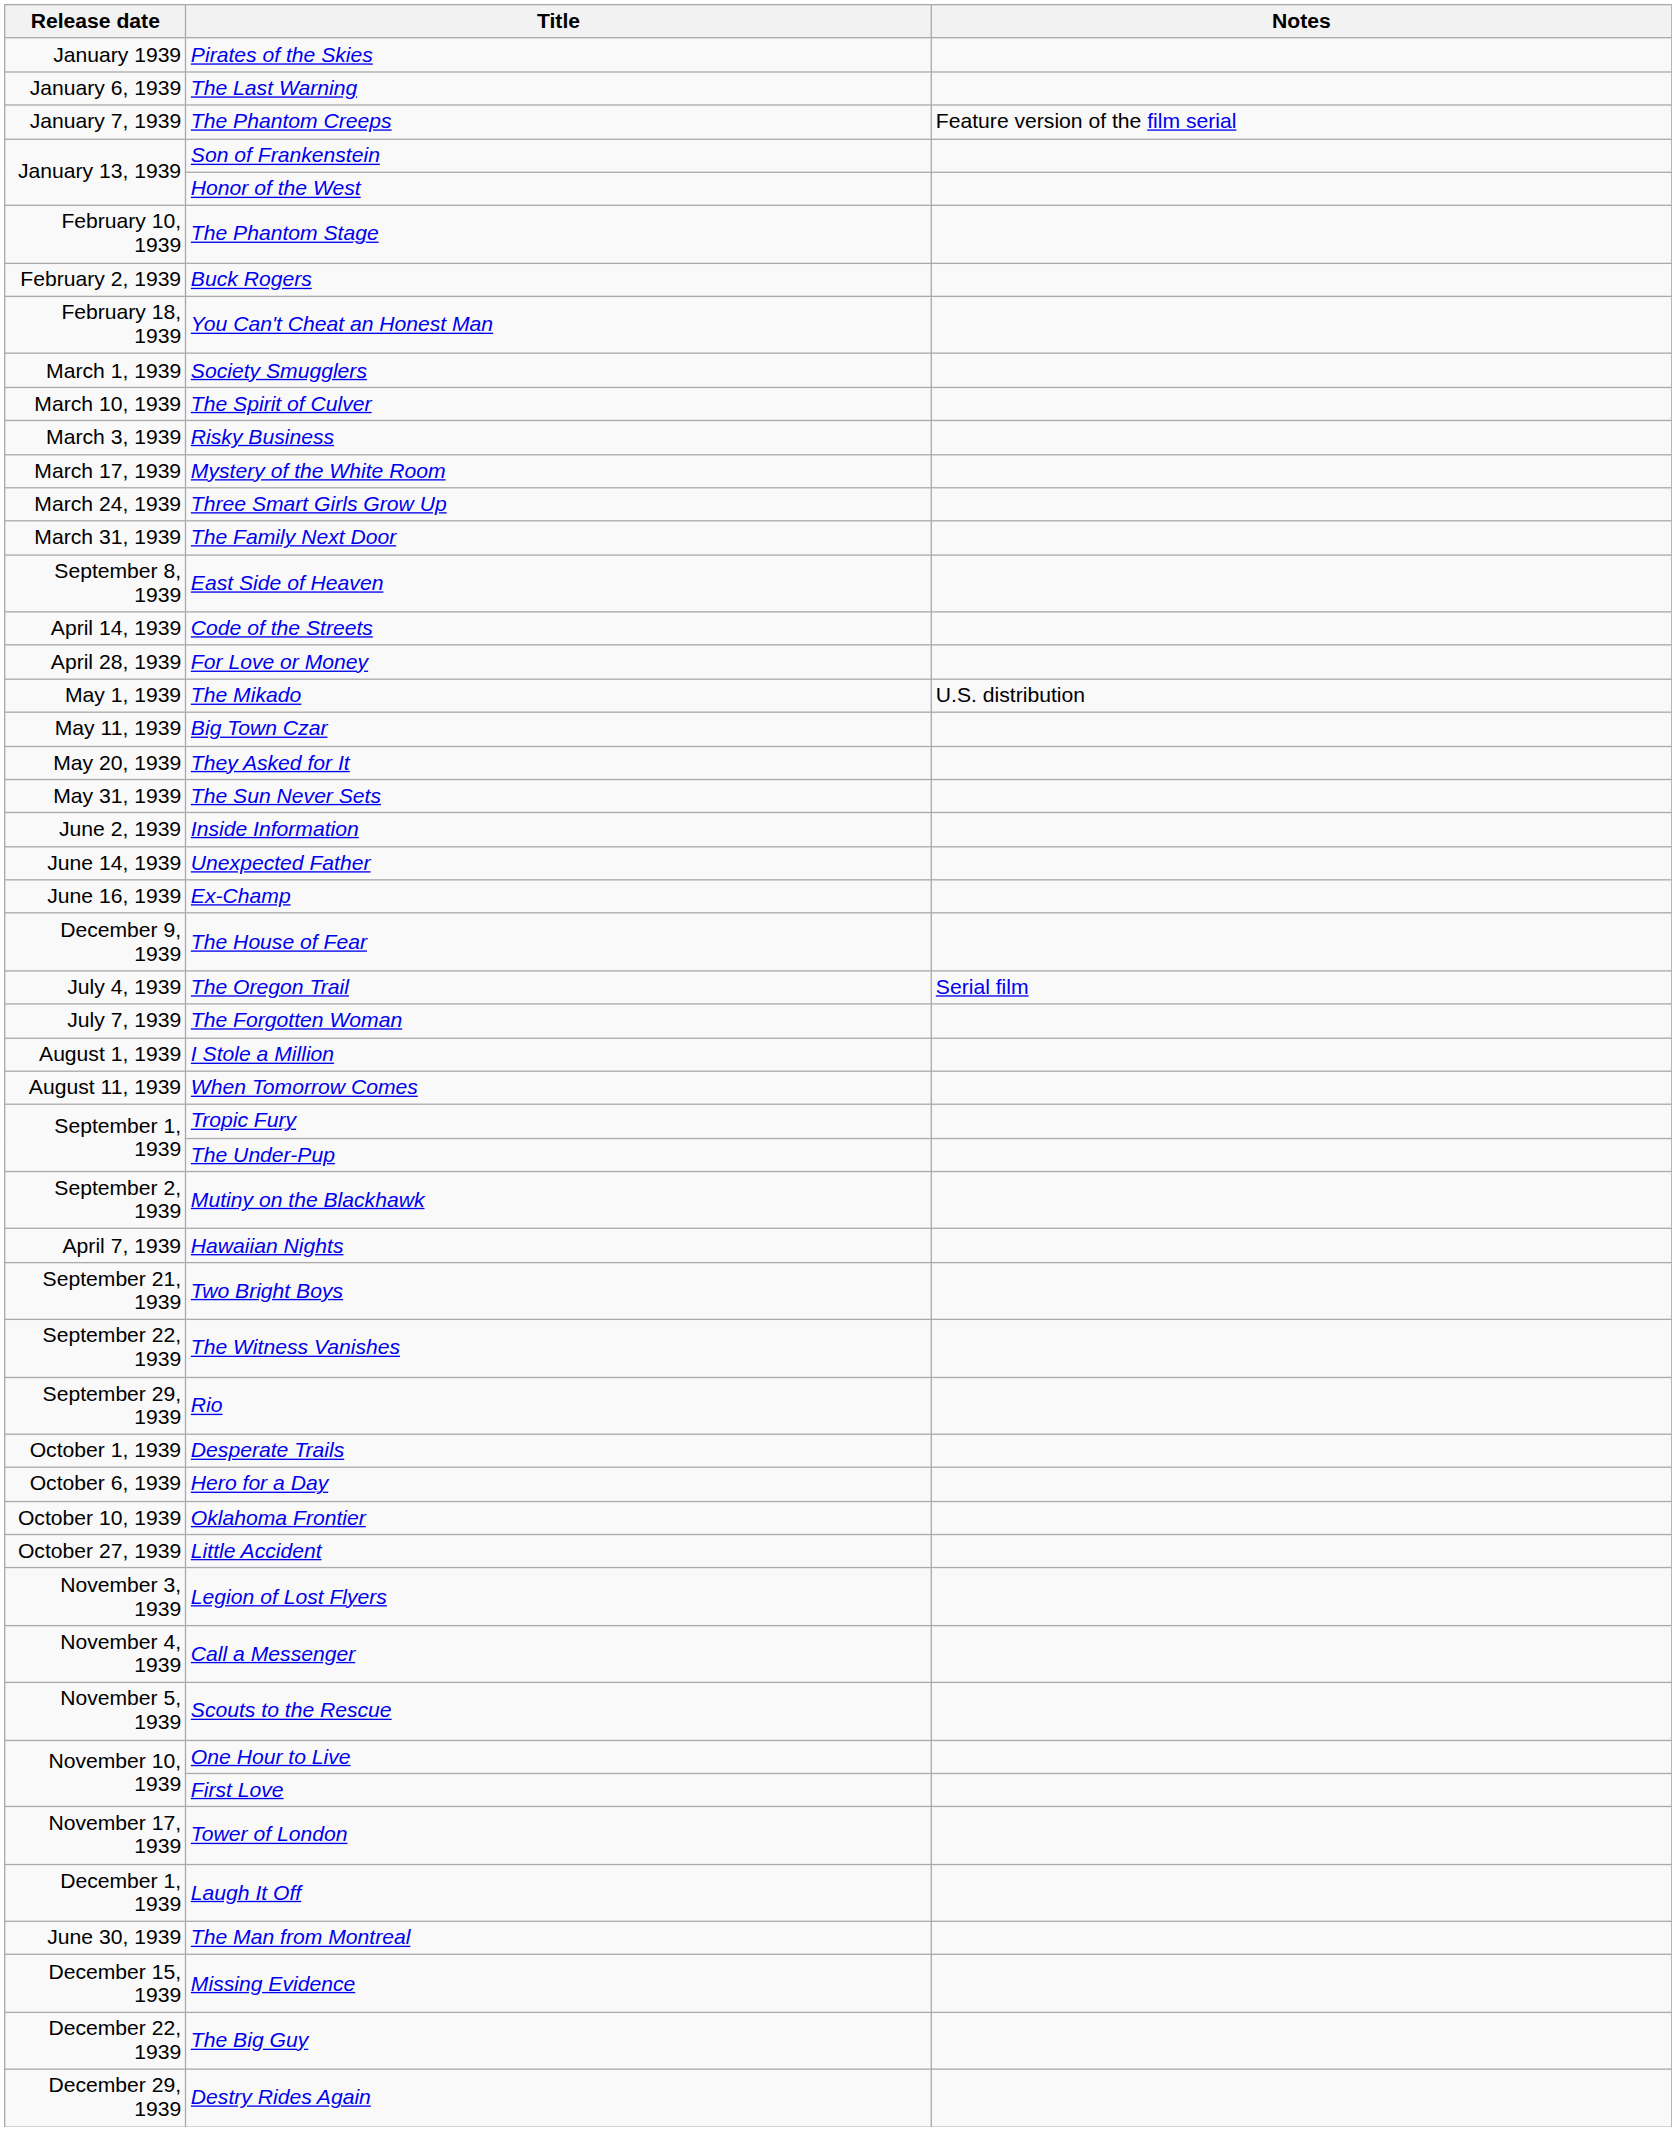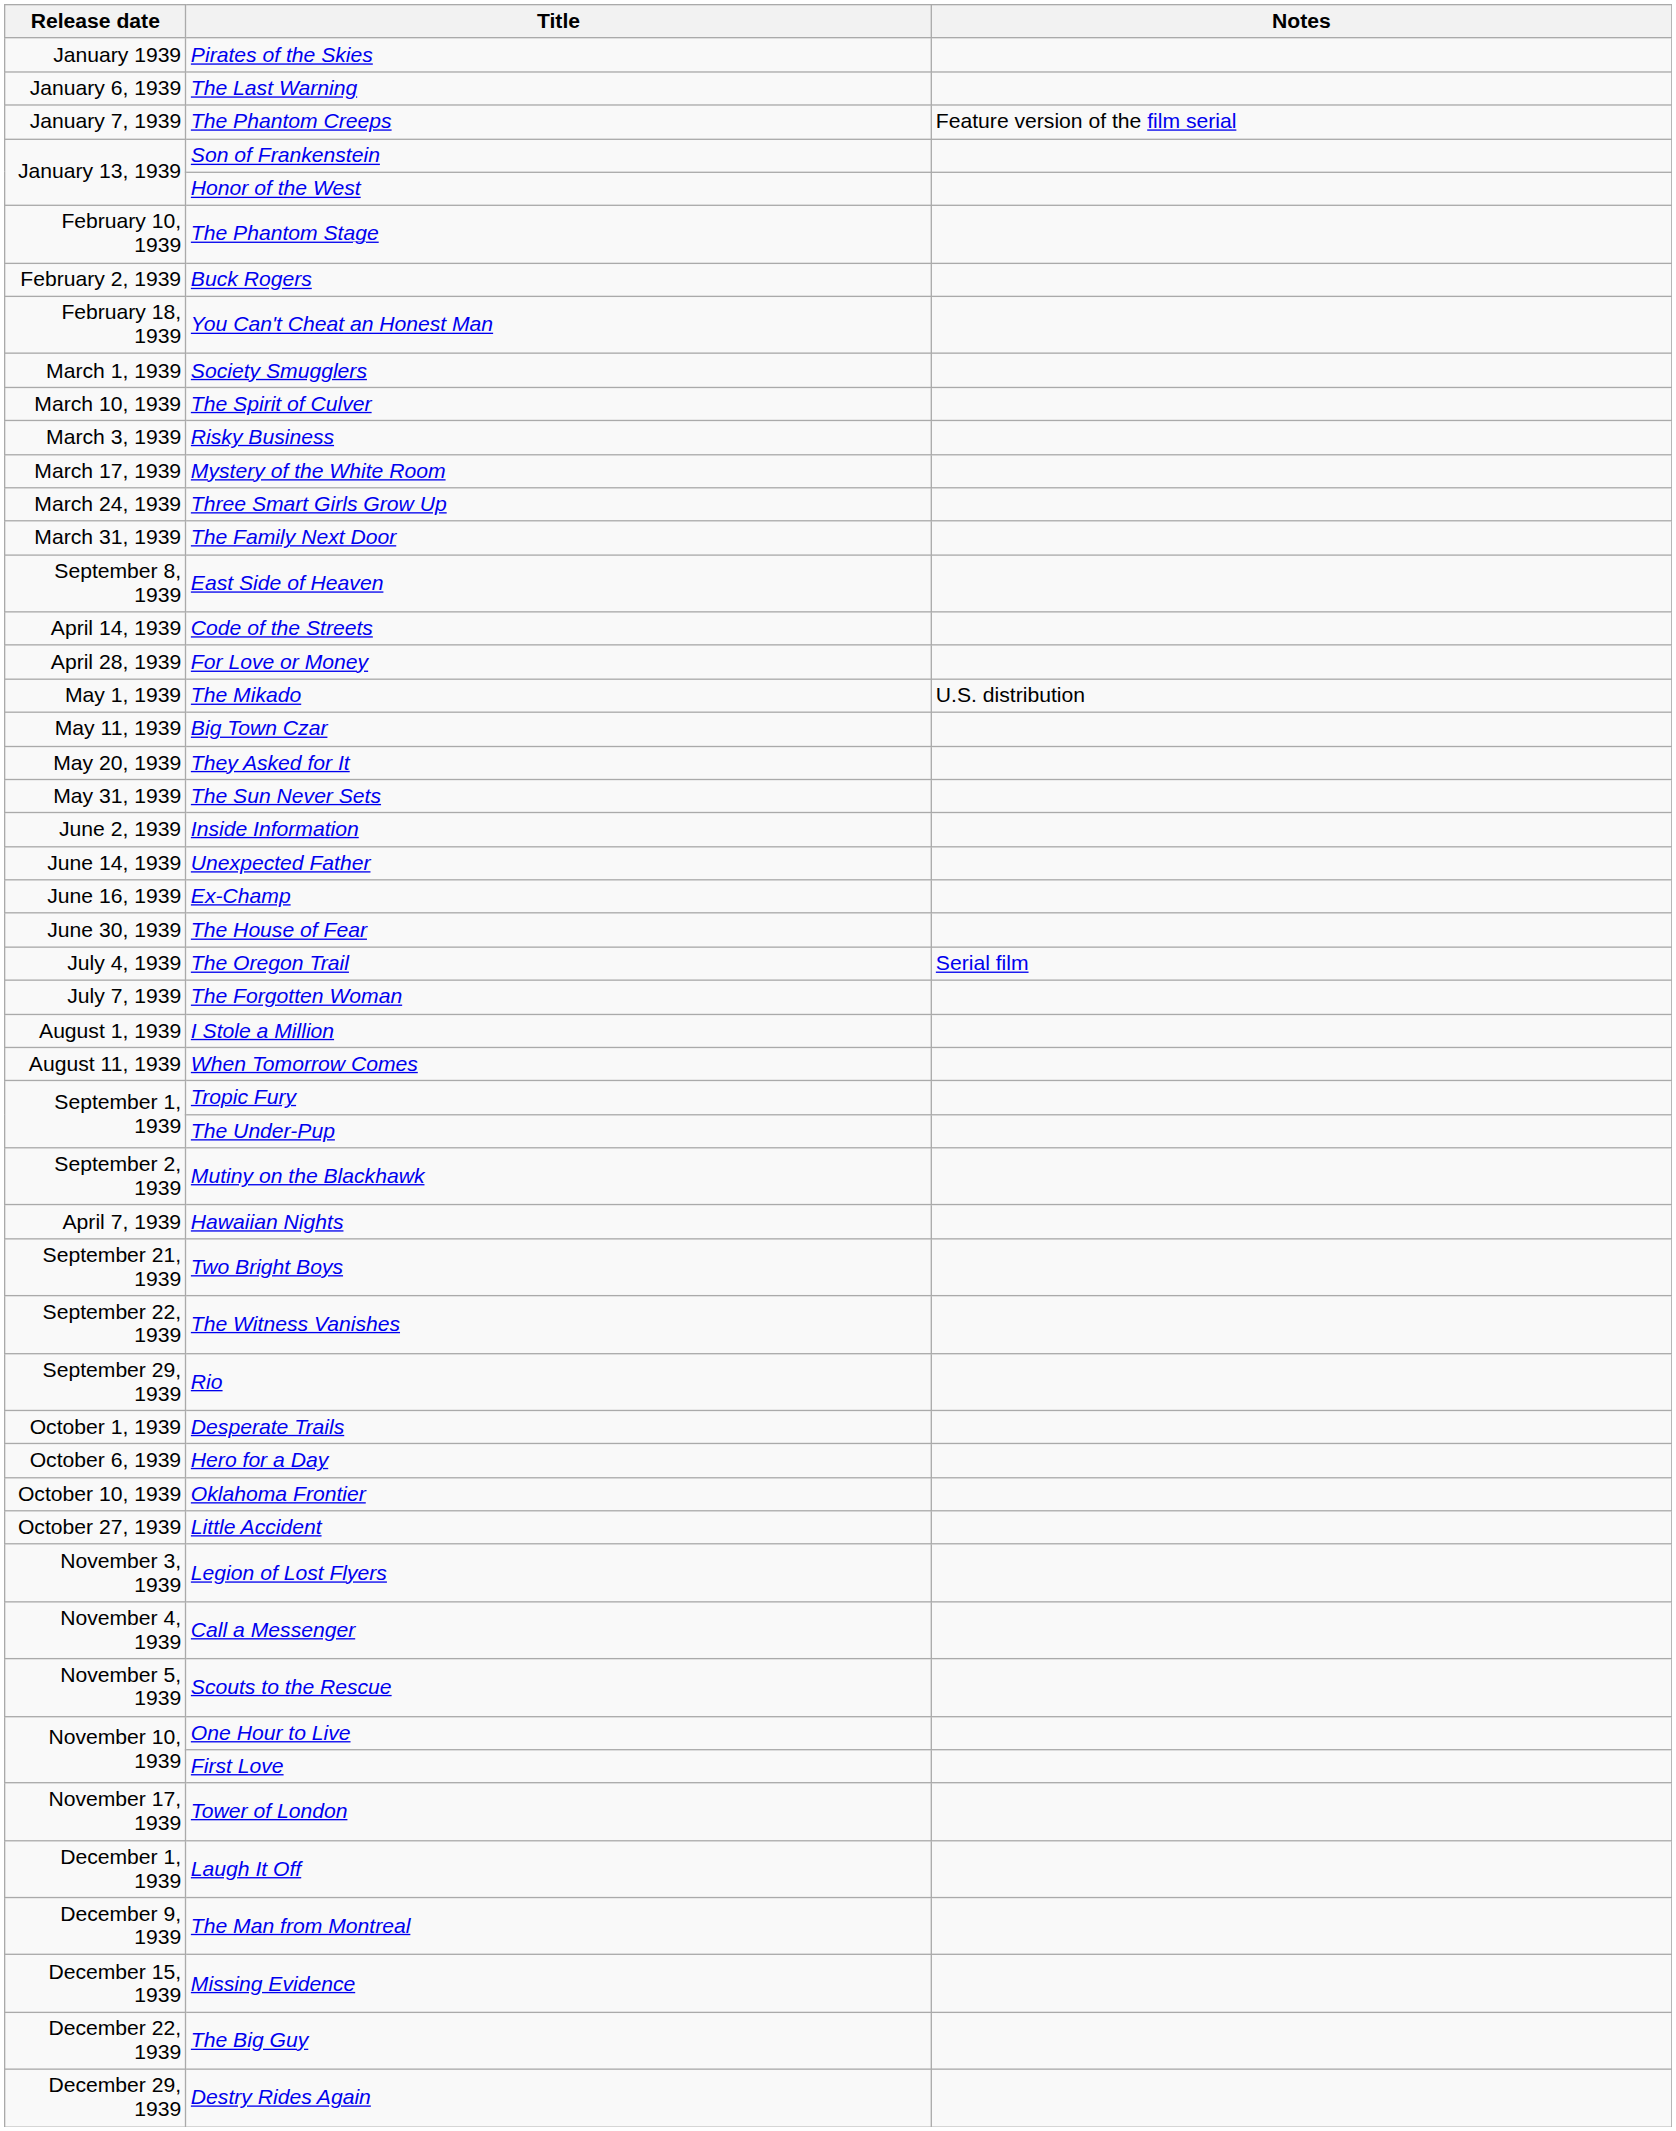(121, 941) December 9, 1939 -> (114, 929) June 30, 1939
(114, 1937) June 30, 1939 -> (121, 1926) December 9, 1939
